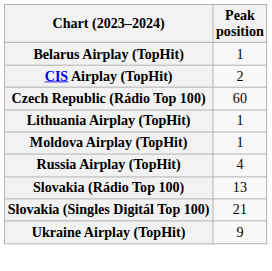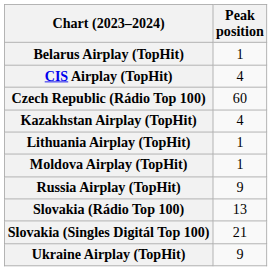(240, 76) 2 -> (240, 76) 4
+ row: (109, 120)
(240, 165) 4 -> (240, 187) 9
